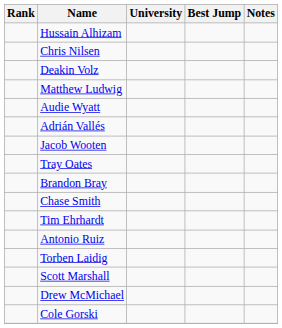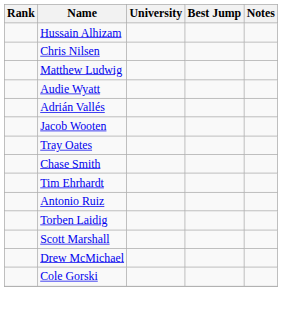- row: (69, 70)
- row: (74, 182)
